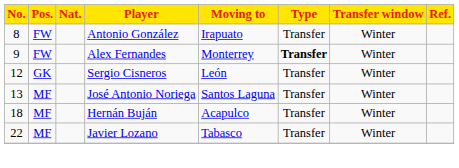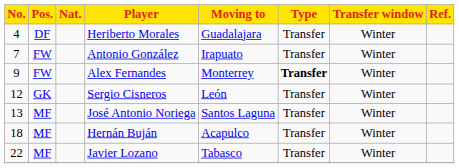+ row: (133, 34)
(16, 34) 8 -> (16, 53) 7
